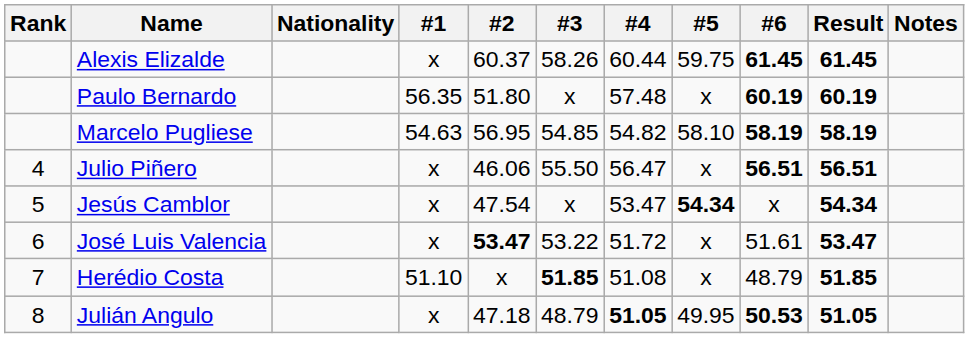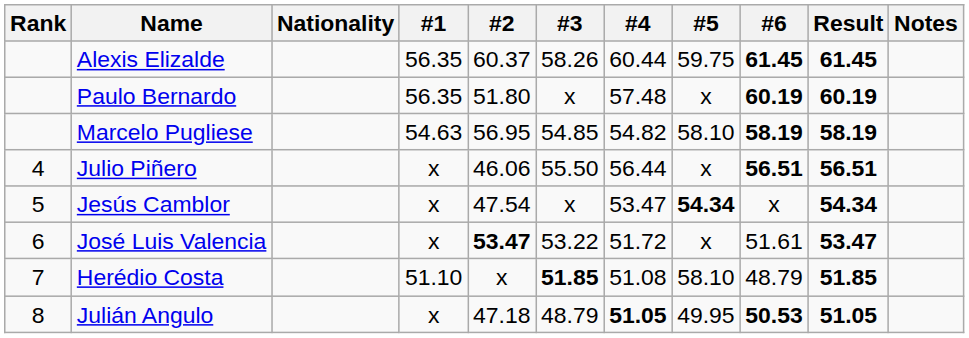(434, 59) x -> (434, 59) 56.35
(638, 168) 56.47 -> (638, 168) 56.44
(706, 277) x -> (706, 277) 58.10
